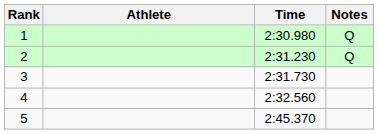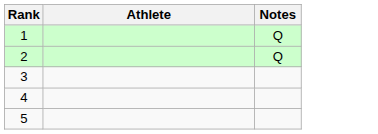- column: (290, 14)
